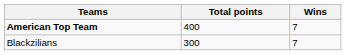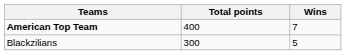(295, 42) 7 -> (295, 42) 5
